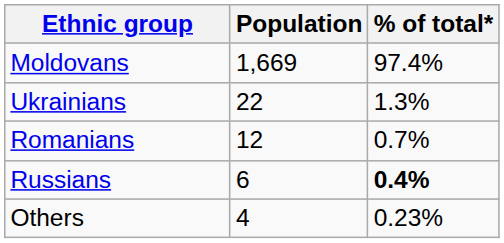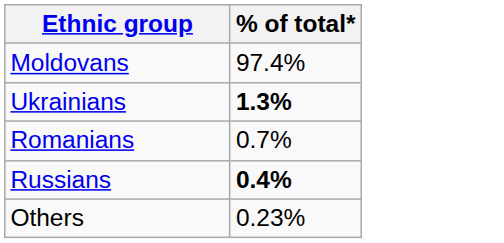- column: (299, 23)
(402, 101) normal -> (264, 101) bold
